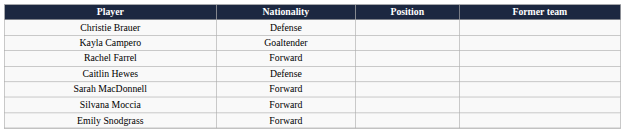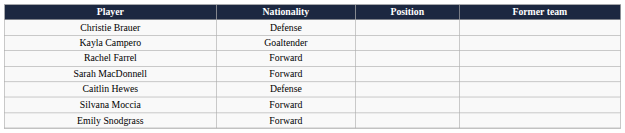rows swapped: (110, 74) <-> (110, 89)
